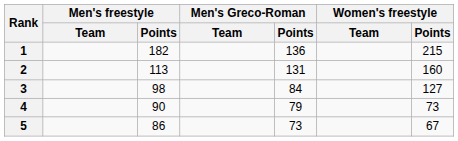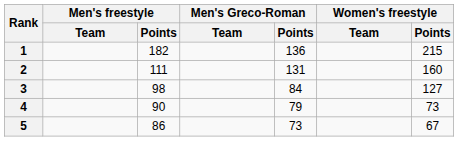(159, 70) 113 -> (159, 70) 111
